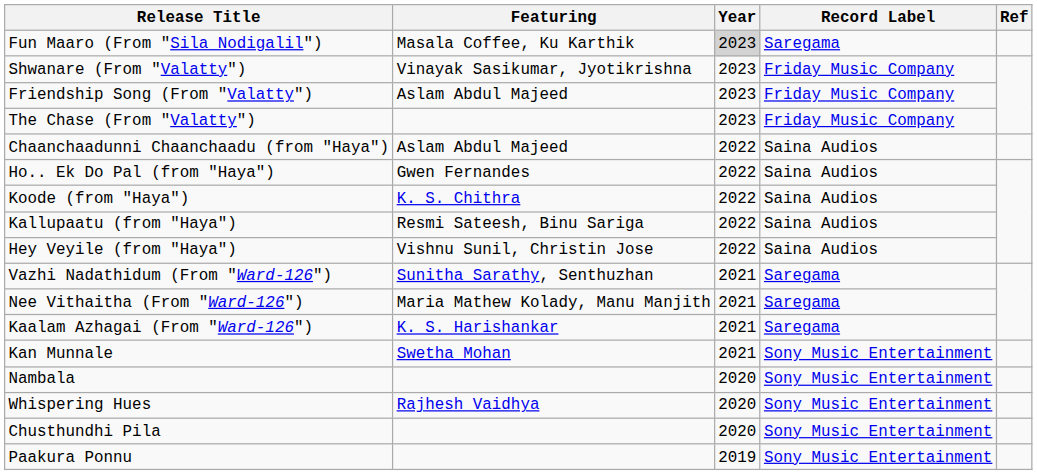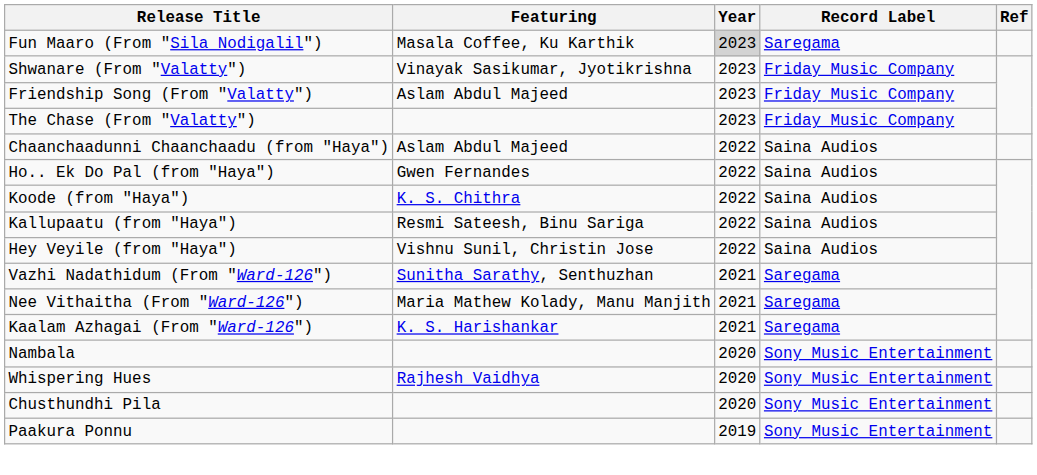- row: (61, 354)
